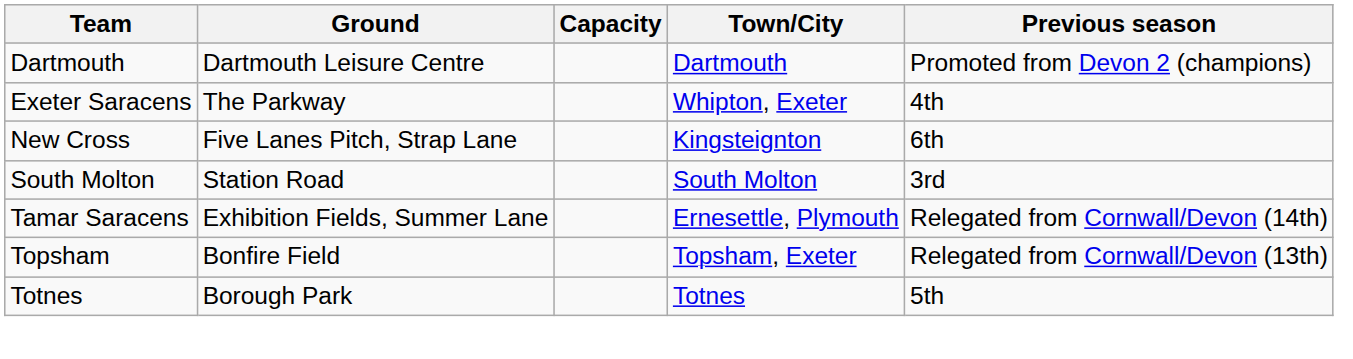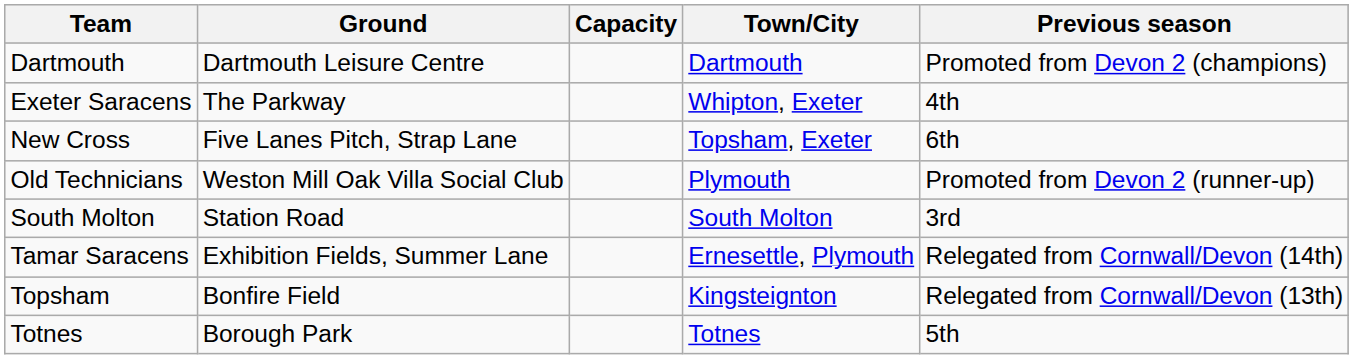(747, 140) Kingsteignton -> (780, 140) Topsham, Exeter
+ row: (97, 179)
(765, 256) Topsham, Exeter -> (762, 295) Kingsteignton
